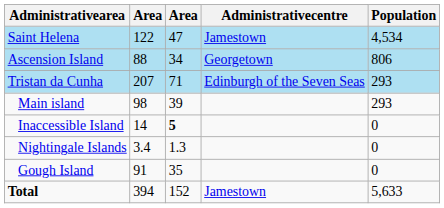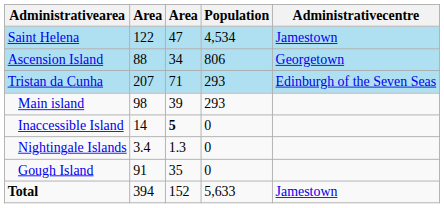columns swapped: (404, 15) <-> (284, 15)
